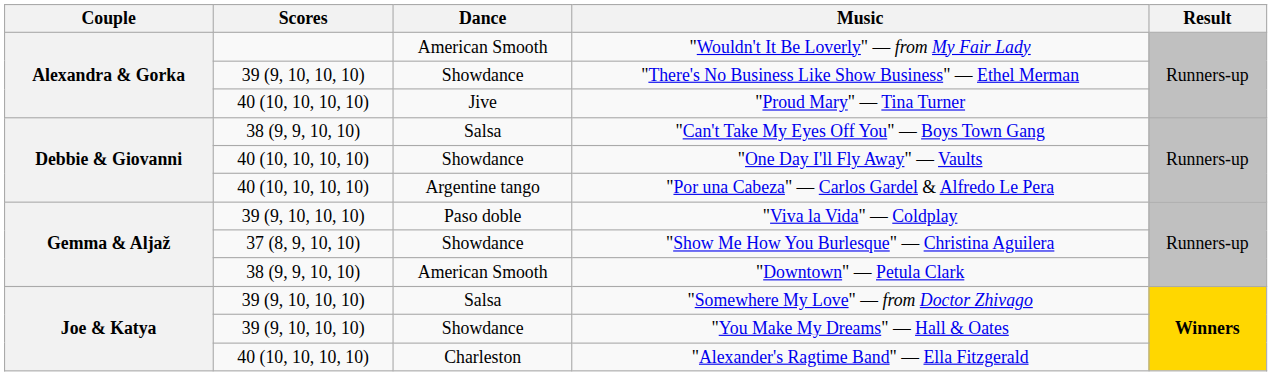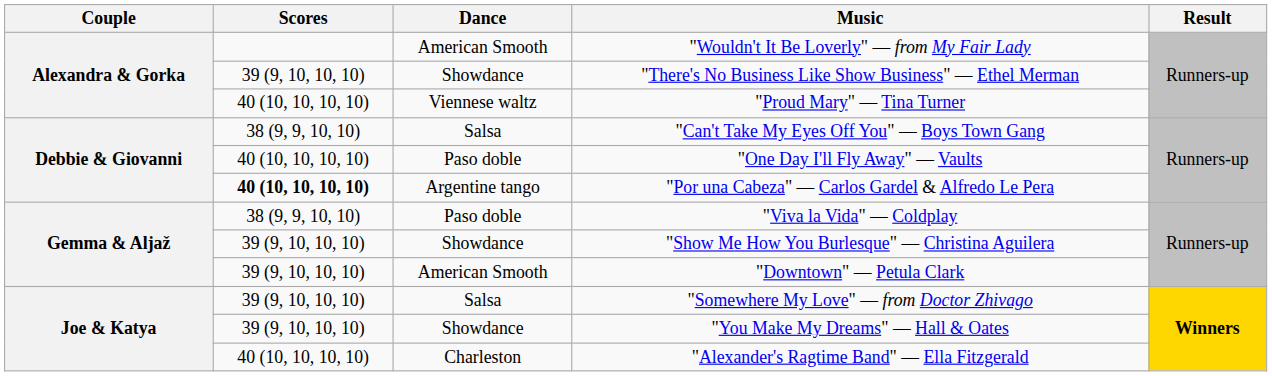(483, 103) Jive -> (483, 103) Viennese waltz
(483, 159) Showdance -> (483, 159) Paso doble
(303, 187) normal -> (303, 187) bold
(303, 215) 39 (9, 10, 10, 10) -> (303, 215) 38 (9, 9, 10, 10)
(303, 243) 37 (8, 9, 10, 10) -> (303, 243) 39 (9, 10, 10, 10)
(303, 272) 38 (9, 9, 10, 10) -> (303, 272) 39 (9, 10, 10, 10)
